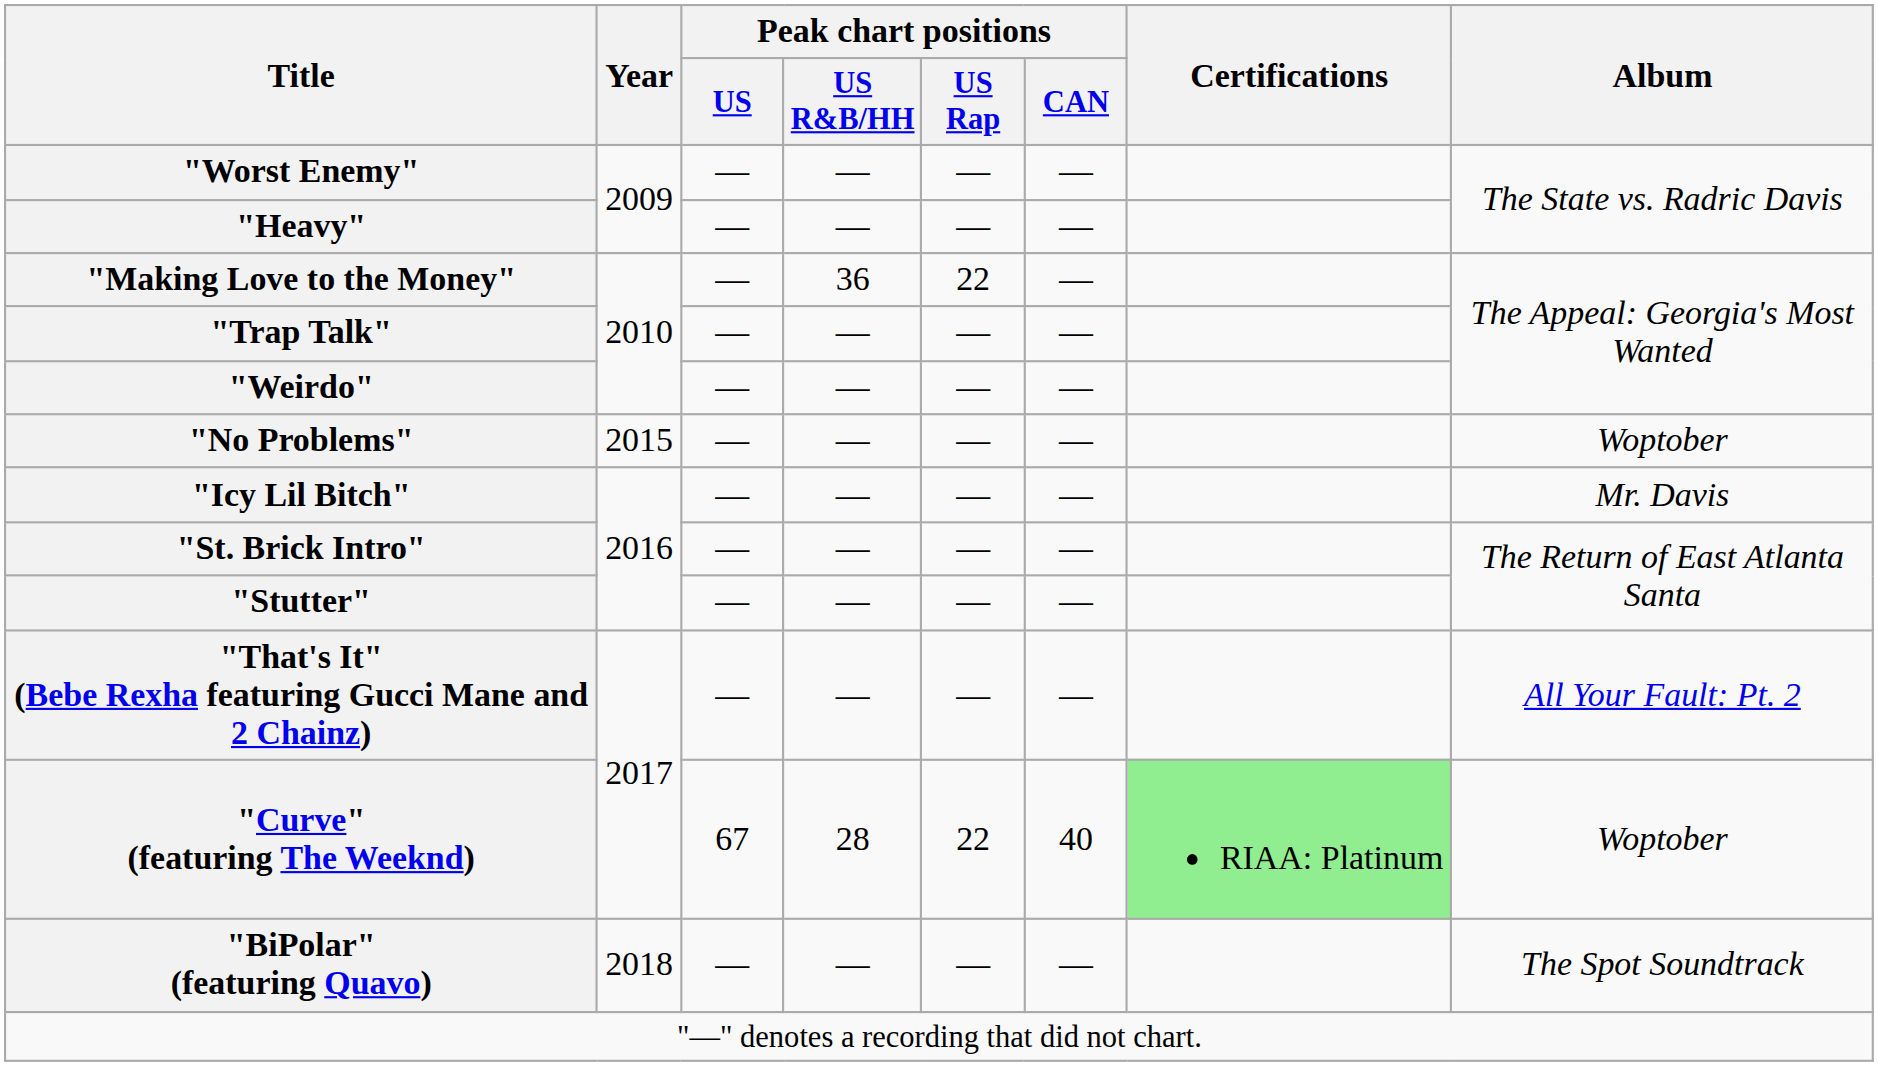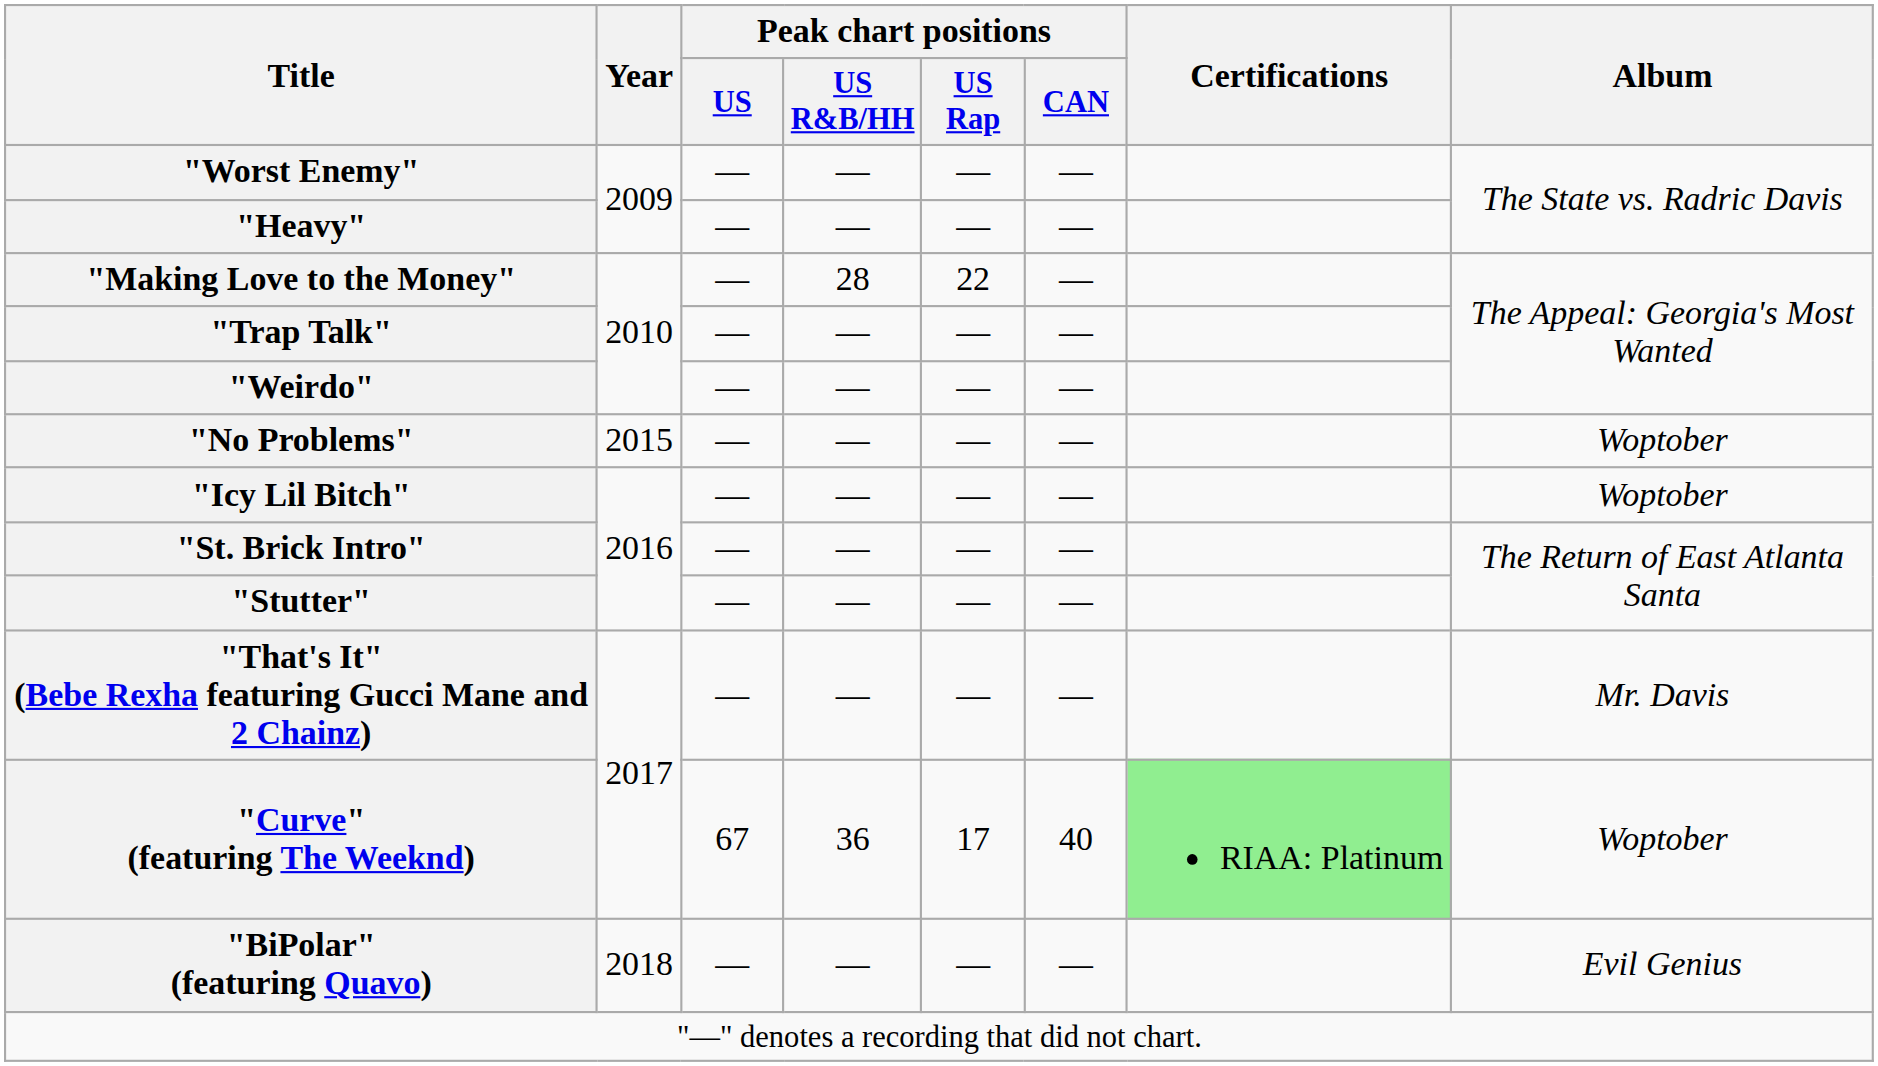(853, 279) 36 -> (853, 279) 28
(1662, 494) Mr. Davis -> (1662, 494) Woptober
(1662, 693) All Your Fault: Pt. 2 -> (1662, 693) Mr. Davis
(853, 838) 28 -> (853, 838) 36
(973, 838) 22 -> (973, 838) 17
(1662, 964) The Spot Soundtrack -> (1662, 964) Evil Genius
